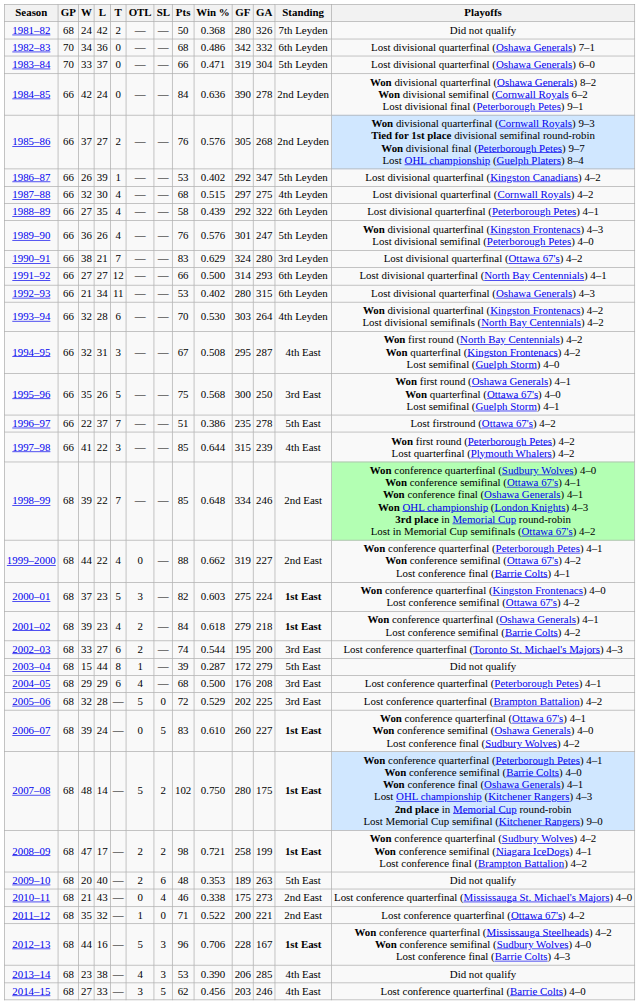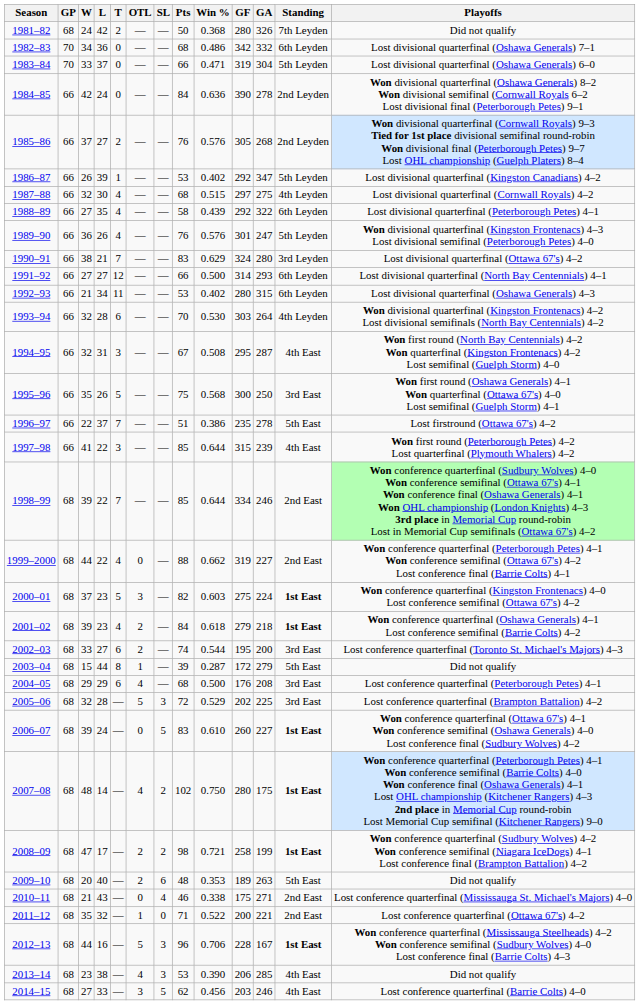(213, 501) 0.648 -> (213, 501) 0.644
(163, 701) 0 -> (163, 701) 3
(140, 791) 5 -> (140, 791) 4
(264, 897) 273 -> (264, 897) 271
